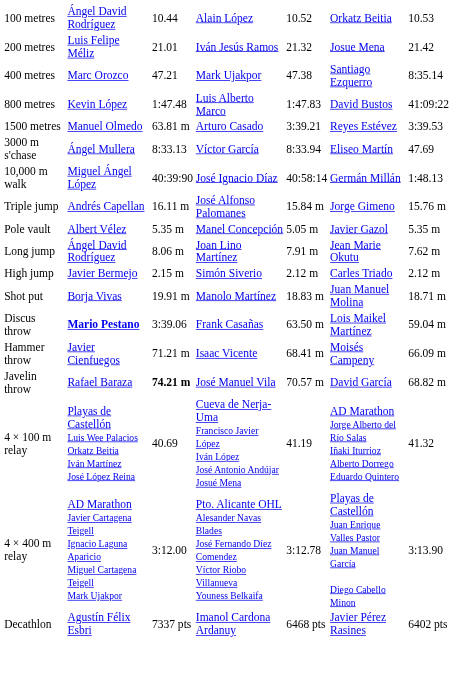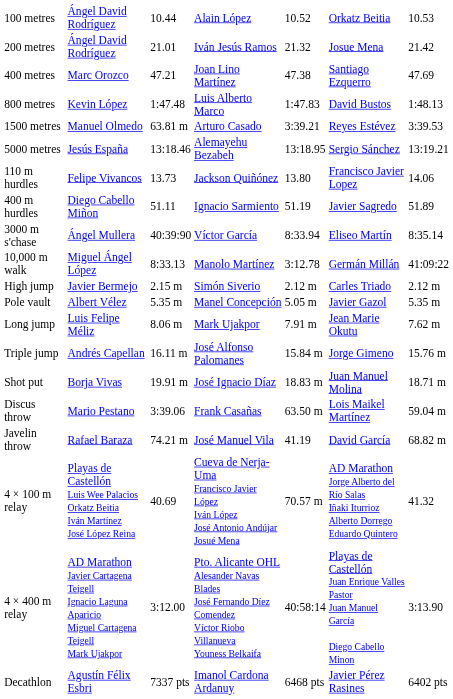(93, 47) Luis Felipe Méliz -> (97, 47) Ángel David Rodríguez
(229, 75) Mark Ujakpor -> (217, 75) Joan Lino Martínez
(426, 75) 8:35.14 -> (421, 75) 47.69
(429, 104) 41:09:22 -> (426, 104) 1:48.13
+ row: (32, 149)
+ row: (21, 178)
+ row: (21, 206)
(169, 149) 8:33.13 -> (171, 235) 40:39:90
(421, 149) 47.69 -> (426, 235) 8:35.14
(172, 178) 40:39:90 -> (168, 264) 8:33.13
(237, 178) José Ignacio Díaz -> (234, 264) Manolo Martínez
(307, 178) 40:58:14 -> (302, 264) 3:12.78
(426, 178) 1:48.13 -> (429, 264) 41:09:22
rows swapped: (29, 273) <-> (31, 206)
(97, 251) Ángel David Rodríguez -> (94, 324) Luis Felipe Méliz
(219, 251) Joan Lino Martínez -> (227, 324) Mark Ujakpor
(236, 296) Manolo Martínez -> (235, 382) José Ignacio Díaz
(103, 324) bold -> (101, 411) normal
- row: (24, 353)
(171, 382) bold -> (169, 440) normal
(305, 382) 70.57 m -> (298, 440) 41.19
(299, 443) 41.19 -> (304, 501) 70.57 m
(304, 550) 3:12.78 -> (305, 607) 40:58:14
